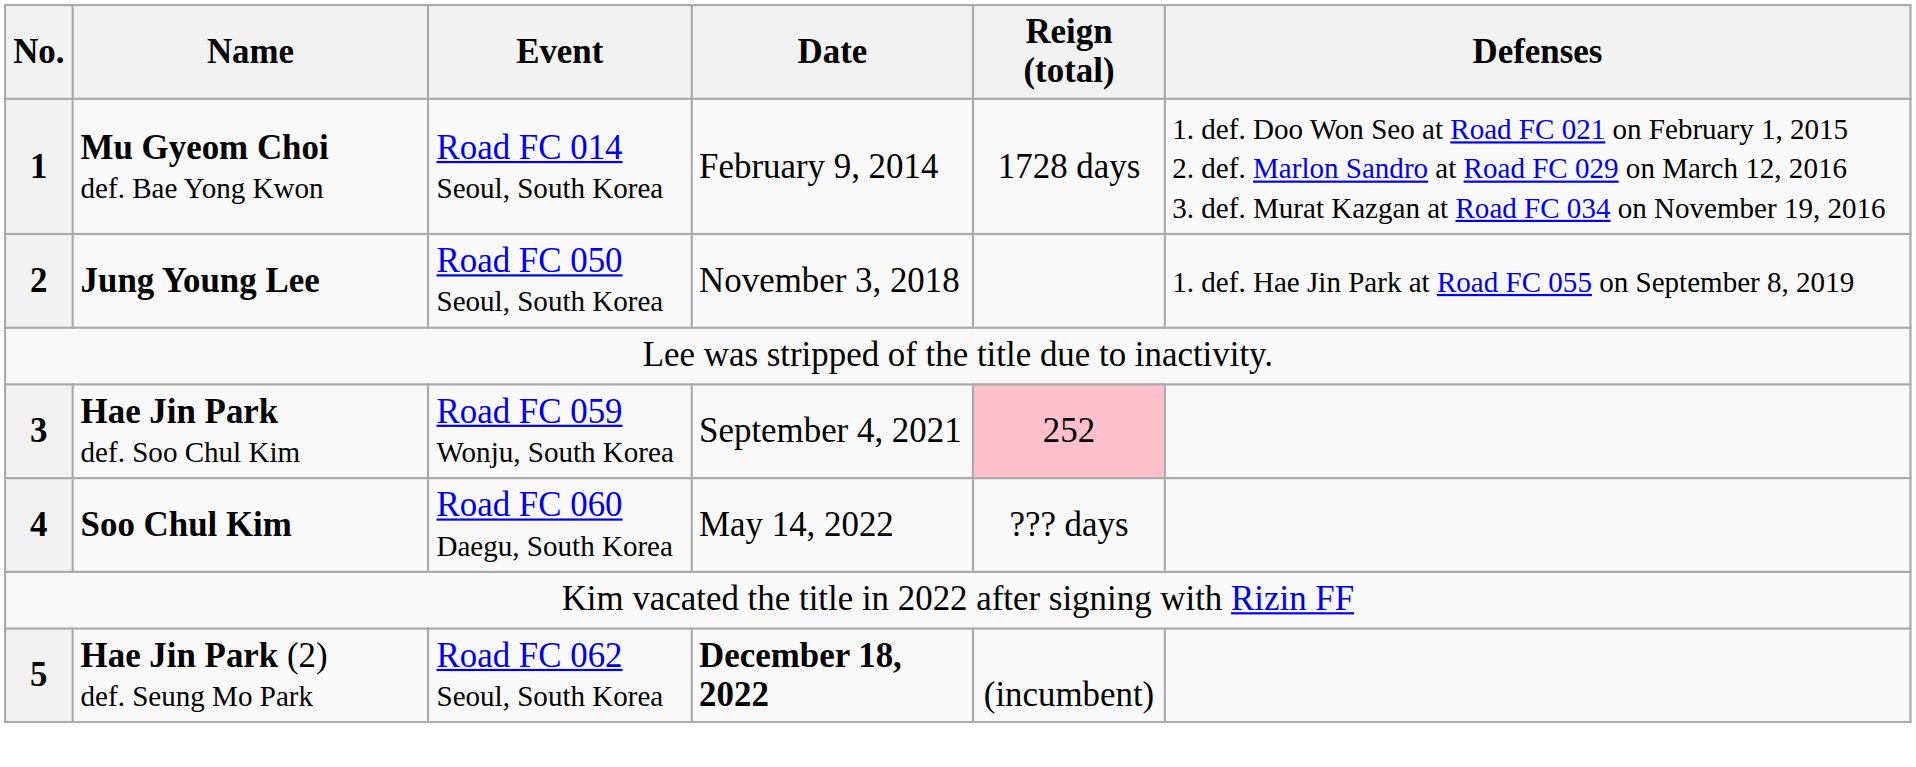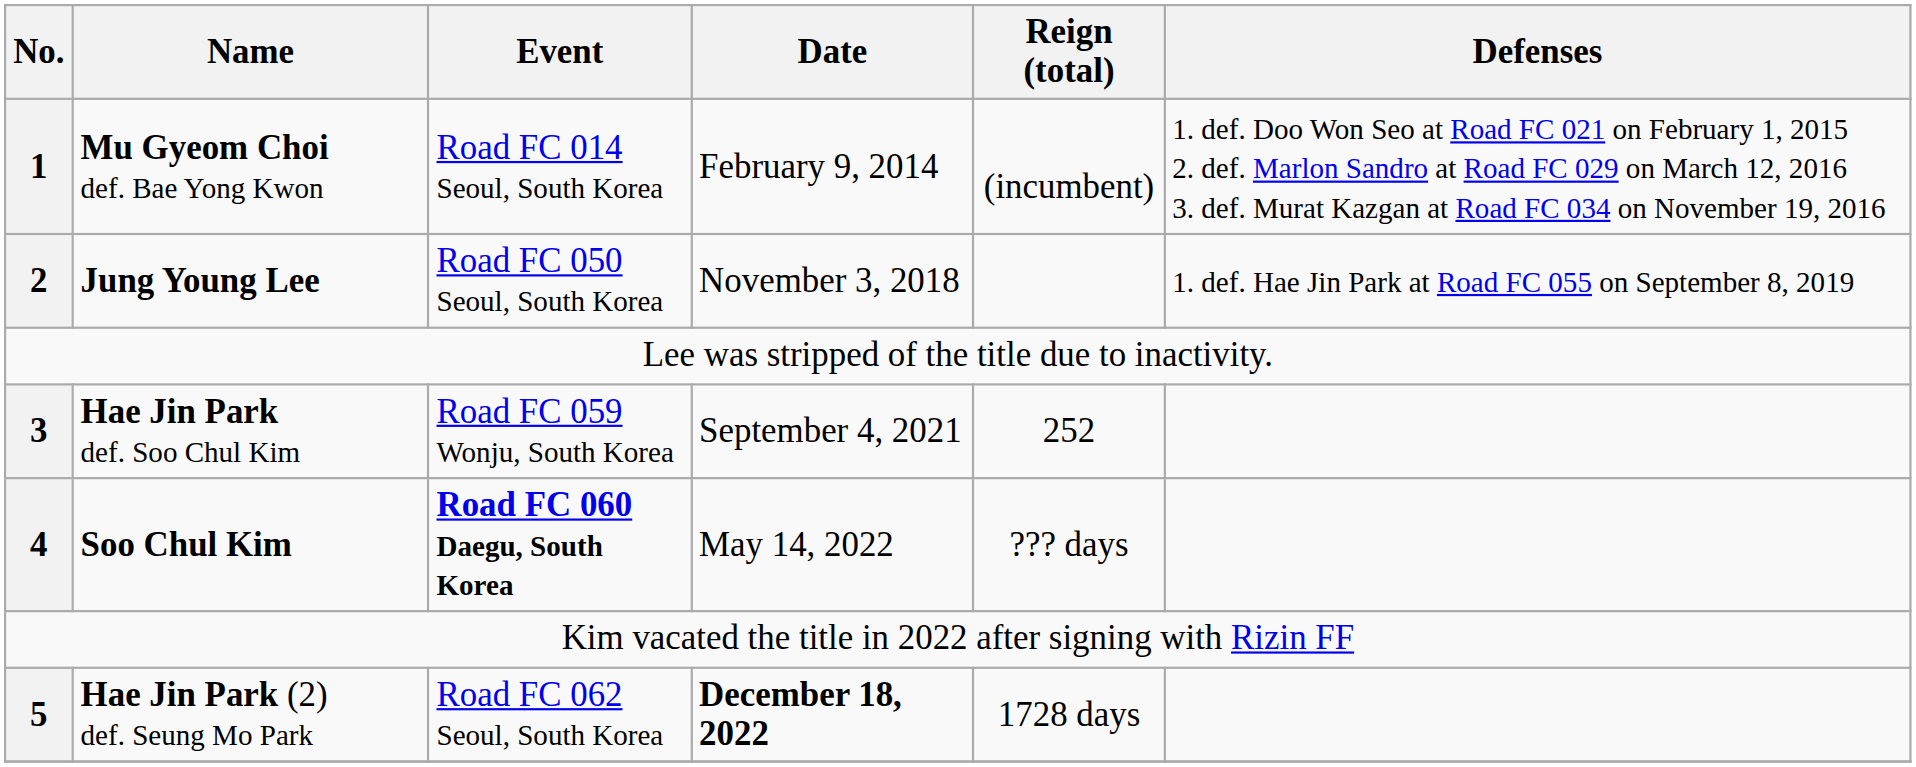(1069, 165) 1728 days -> (1069, 185) (incumbent)
(1069, 430) pink background -> (1069, 430) no background
(555, 524) normal -> (534, 544) bold
(1069, 694) (incumbent) -> (1069, 713) 1728 days
